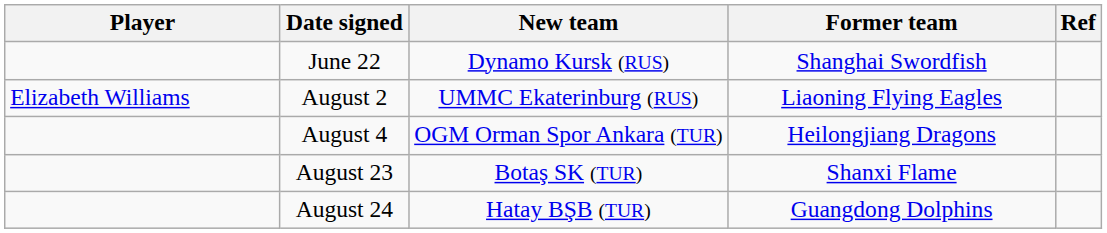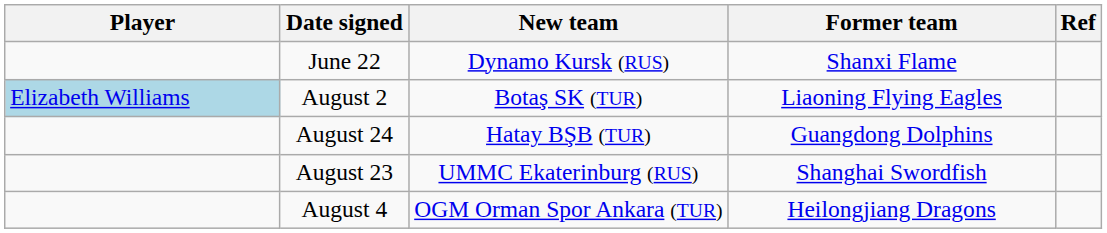(892, 60) Shanghai Swordfish -> (892, 60) Shanxi Flame
(100, 97) no background -> (100, 97) lightblue background
(568, 97) UMMC Ekaterinburg (RUS) -> (568, 97) Botaş SK (TUR)
rows swapped: (344, 135) <-> (344, 209)
(568, 172) Botaş SK (TUR) -> (568, 172) UMMC Ekaterinburg (RUS)
(892, 172) Shanxi Flame -> (892, 172) Shanghai Swordfish
